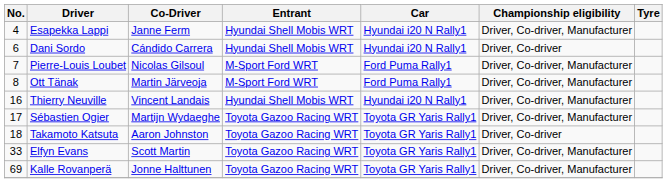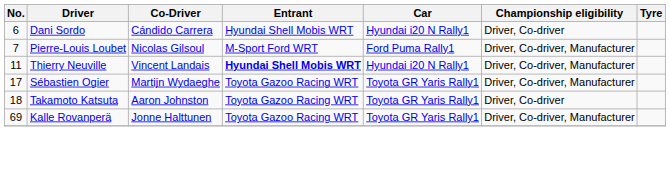- row: (69, 30)
- row: (54, 82)
(16, 100) 16 -> (16, 65) 11
(289, 100) normal -> (293, 65) bold
- row: (59, 152)
